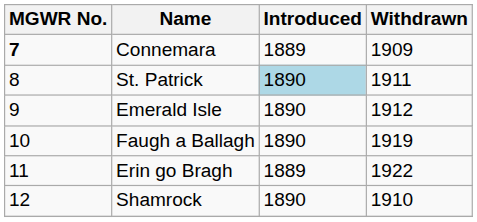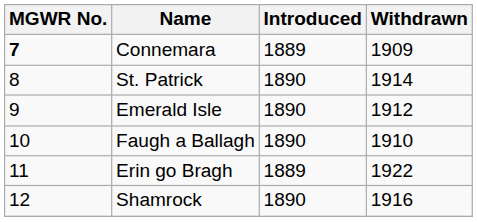(285, 79) lightblue background -> (285, 79) no background
(391, 79) 1911 -> (392, 79) 1914
(392, 140) 1919 -> (392, 140) 1910
(392, 200) 1910 -> (392, 200) 1916
